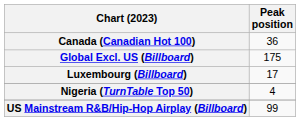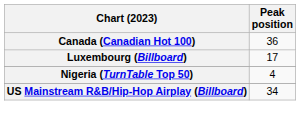- row: (127, 58)
(272, 108) 99 -> (272, 91) 34
